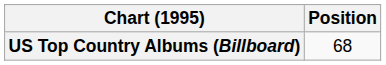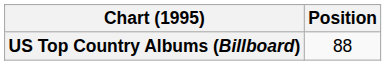(343, 45) 68 -> (343, 45) 88
